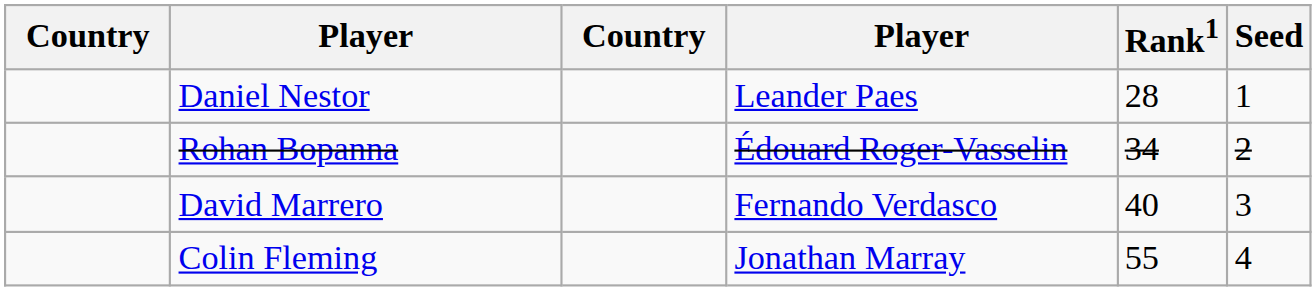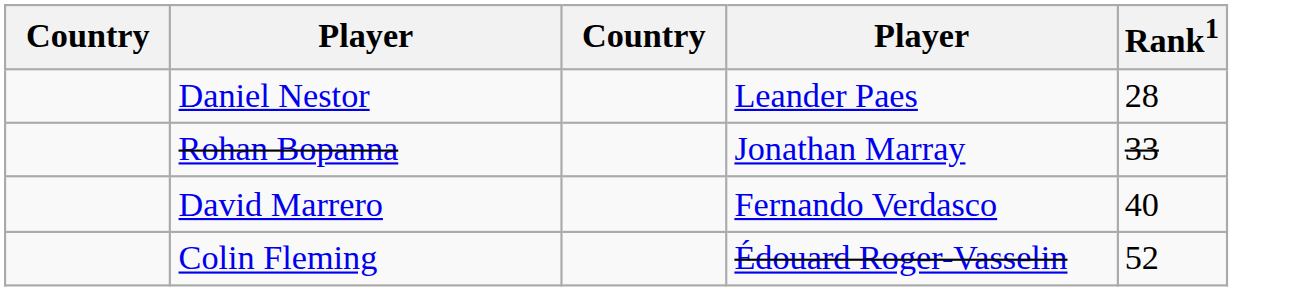- column: (1269, 36)
(901, 149) Édouard Roger-Vasselin -> (850, 149) Jonathan Marray
(1142, 149) 34 -> (1142, 149) 33
(850, 258) Jonathan Marray -> (901, 258) Édouard Roger-Vasselin
(1142, 258) 55 -> (1142, 258) 52
